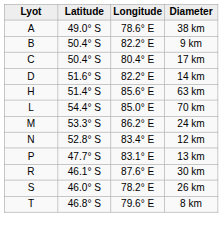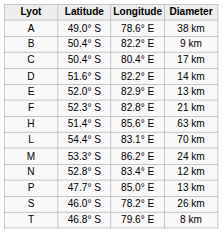+ row: (31, 92)
+ row: (31, 108)
(138, 108) 85.0° E -> (138, 140) 83.1° E
(138, 156) 83.1° E -> (138, 188) 85.0° E
- row: (31, 172)
